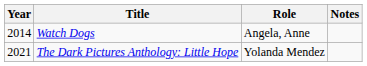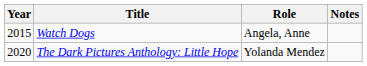(19, 33) 2014 -> (19, 33) 2015
(19, 52) 2021 -> (19, 52) 2020
